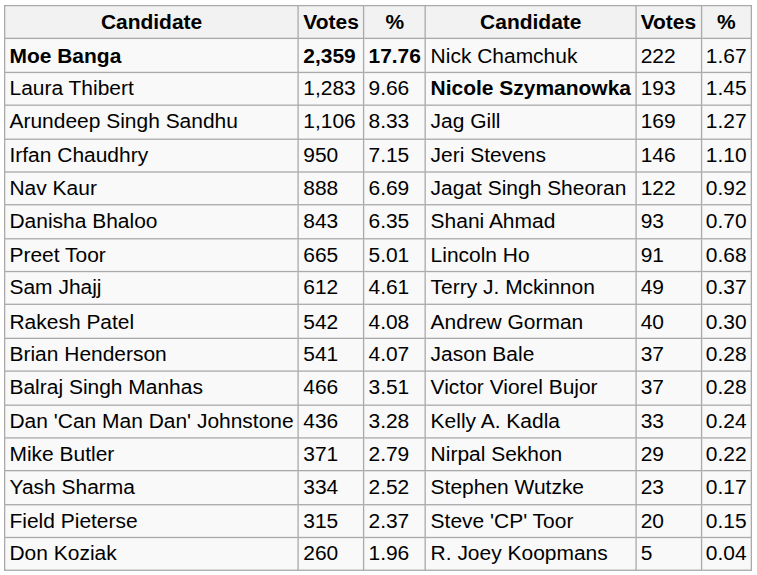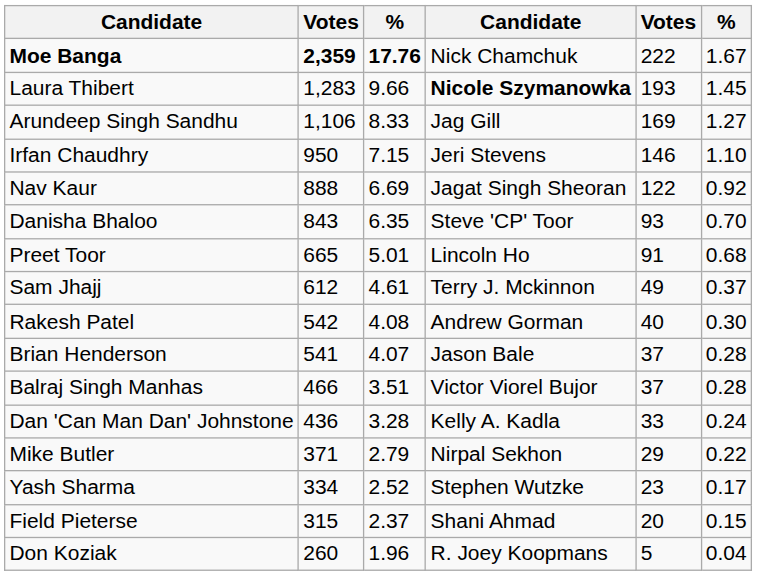(493, 221) Shani Ahmad -> (502, 221) Steve 'CP' Toor
(502, 520) Steve 'CP' Toor -> (493, 520) Shani Ahmad
